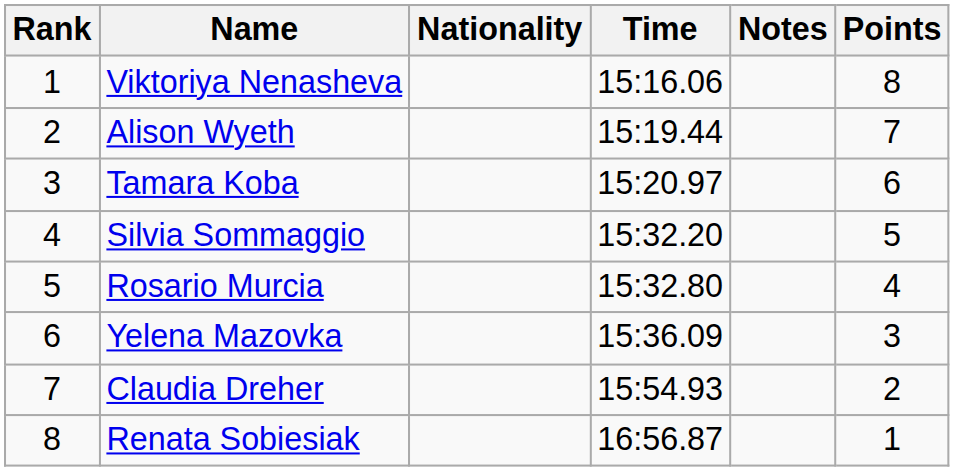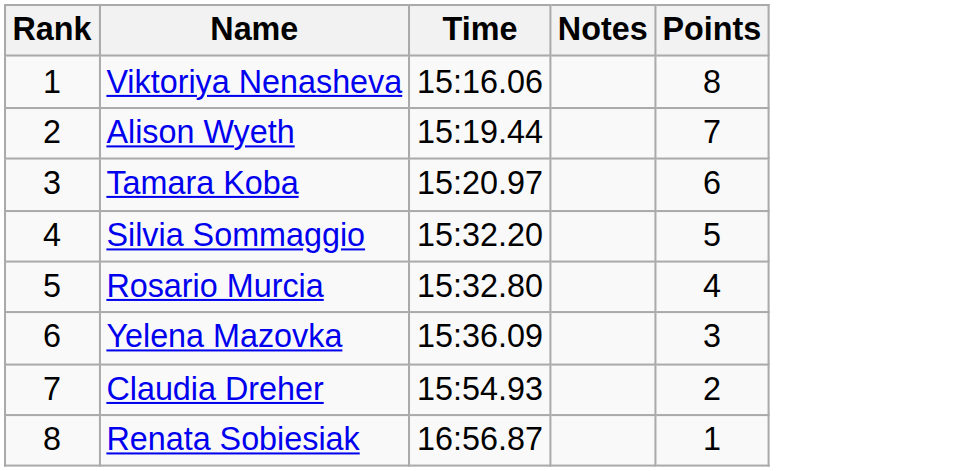- column: (500, 30)
